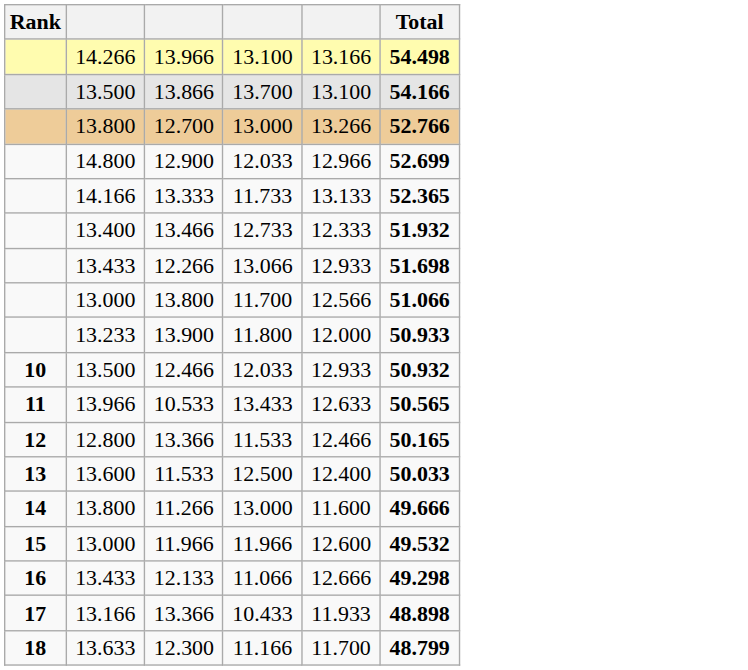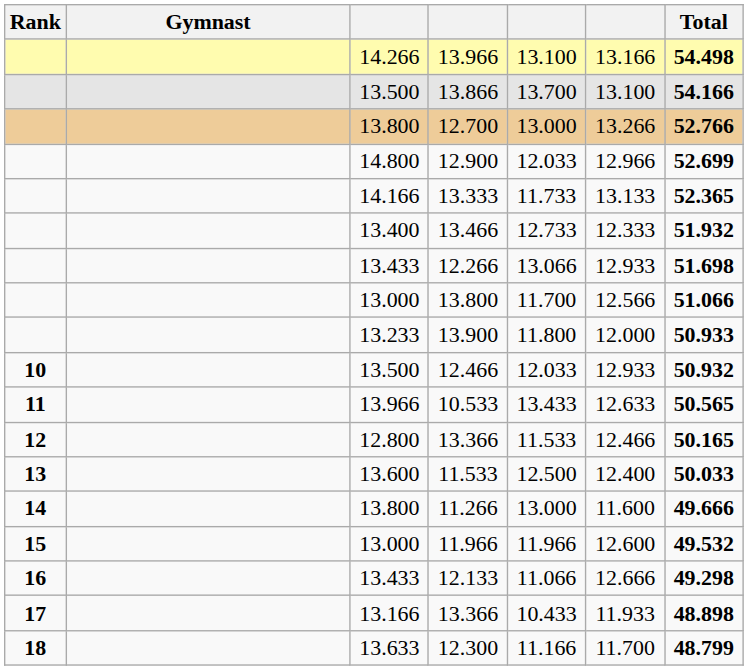+ column: (208, 21)
